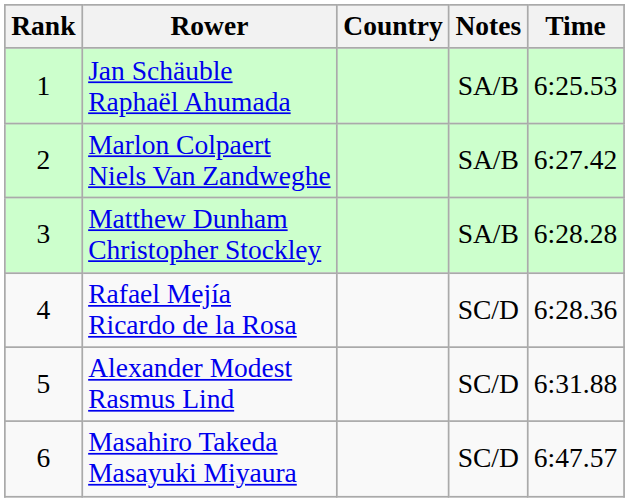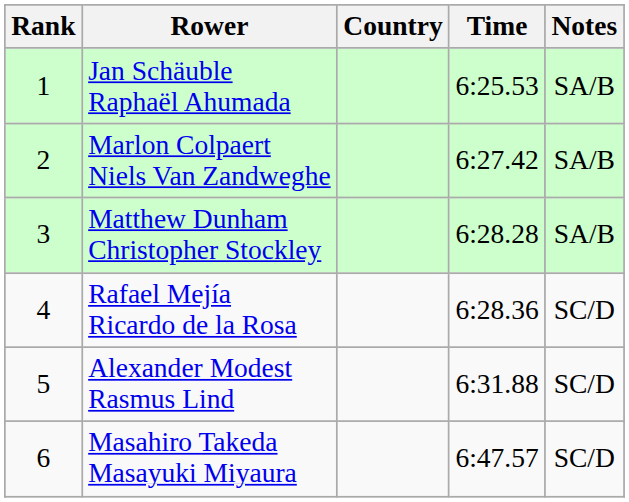columns swapped: (576, 26) <-> (488, 26)
